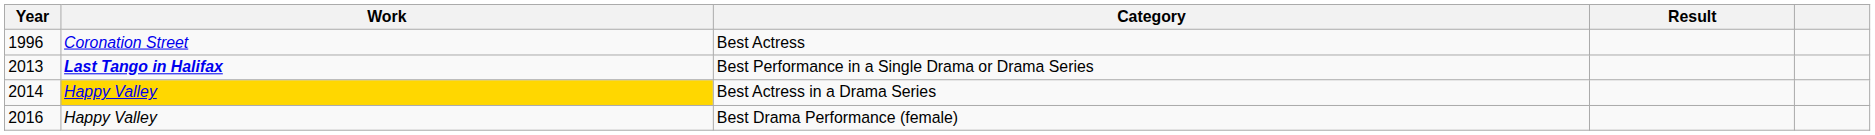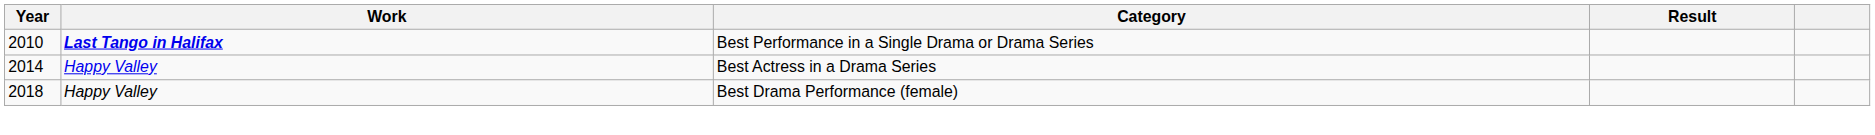- row: (761, 42)
(26, 67) 2013 -> (26, 42) 2010
(110, 92) gold background -> (110, 67) no background
(26, 117) 2016 -> (26, 92) 2018
